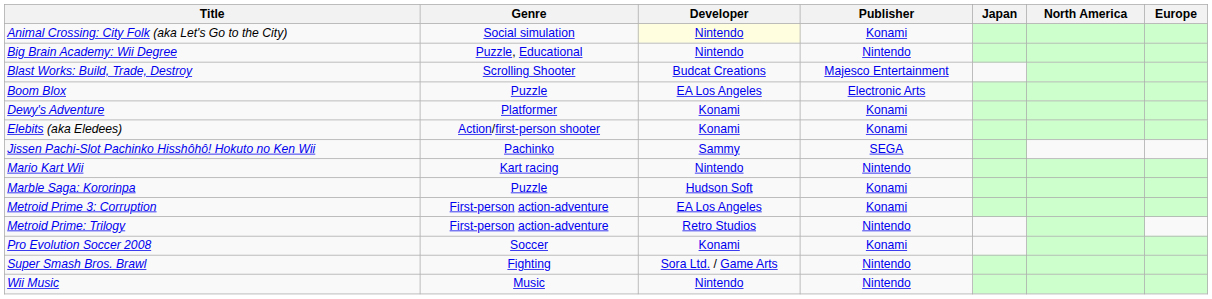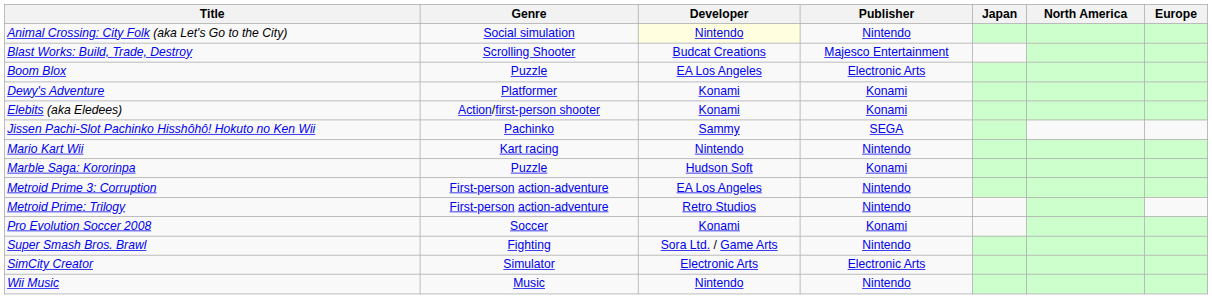(887, 33) Konami -> (886, 33) Nintendo
- row: (92, 52)
(887, 206) Konami -> (886, 187) Nintendo
+ row: (50, 264)
